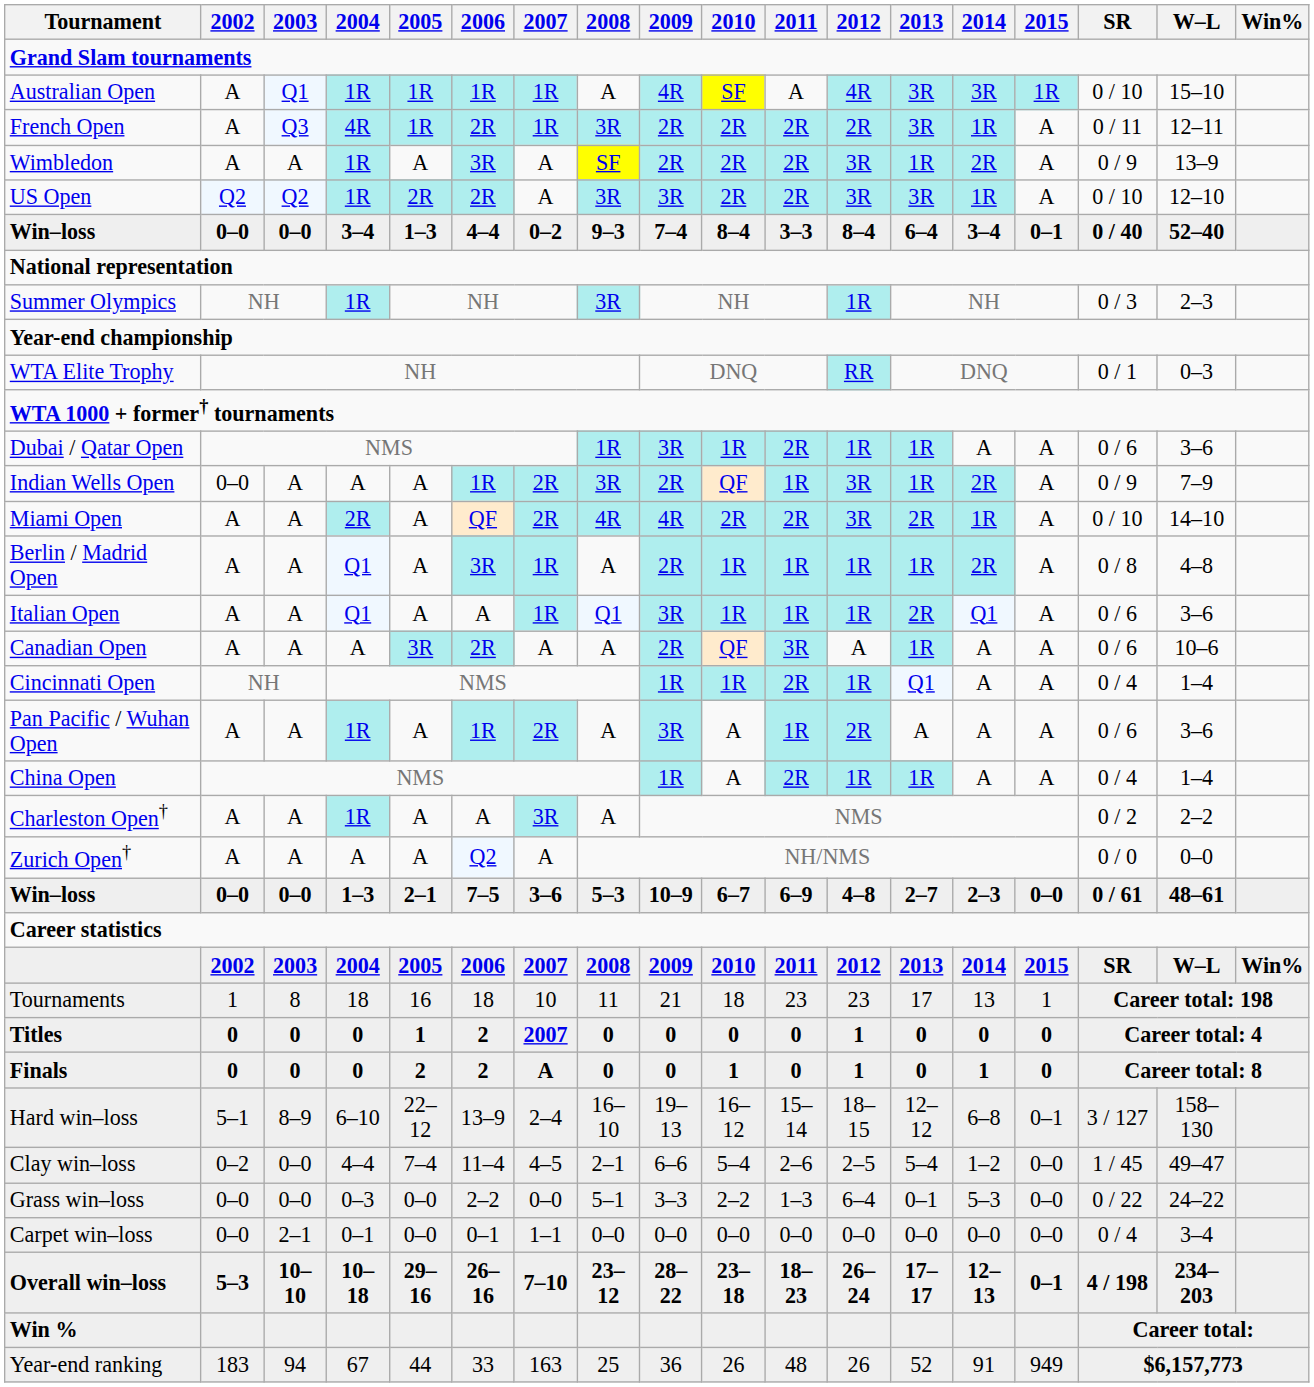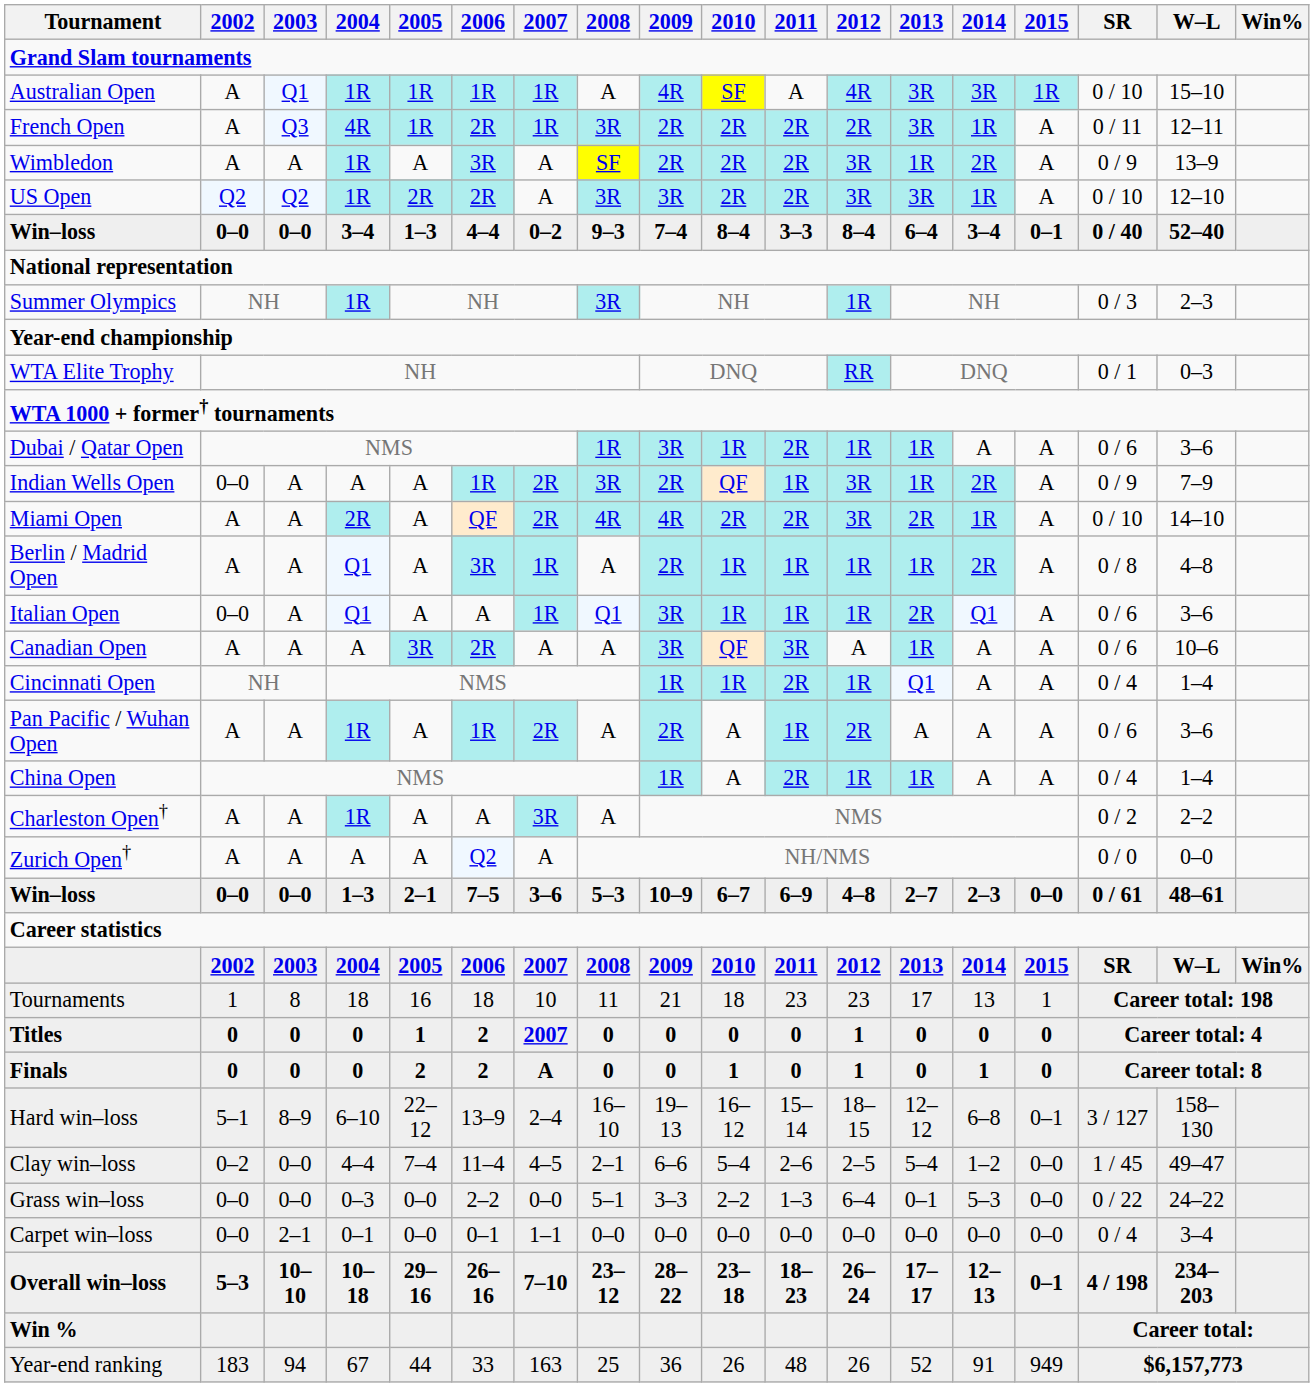(232, 613) A -> (232, 613) 0–0
(671, 648) 2R -> (671, 648) 3R
(671, 730) 3R -> (671, 730) 2R
